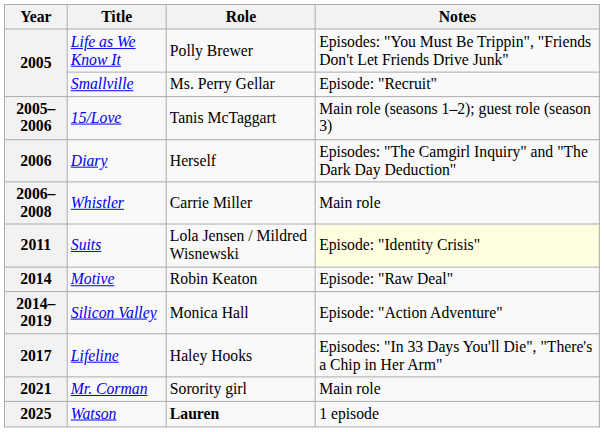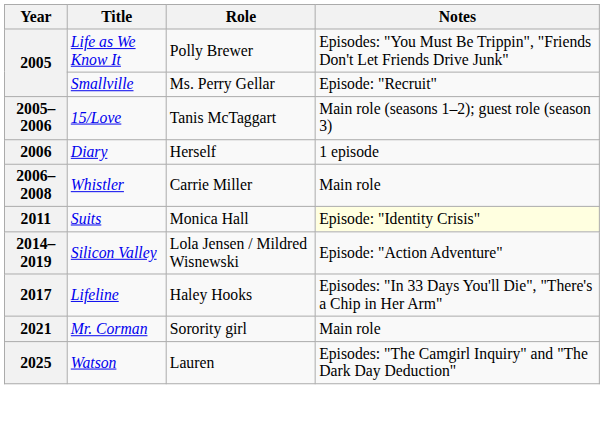(454, 160) Episodes: "The Camgirl Inquiry" and "The Dark Day Deduction" -> (349, 151) 1 episode
(238, 245) Lola Jensen / Mildred Wisnewski -> (209, 219) Monica Hall
- row: (36, 279)
(209, 312) Monica Hall -> (238, 252) Lola Jensen / Mildred Wisnewski
(195, 413) bold -> (192, 362) normal
(349, 413) 1 episode -> (454, 362) Episodes: "The Camgirl Inquiry" and "The Dark Day Deduction"
